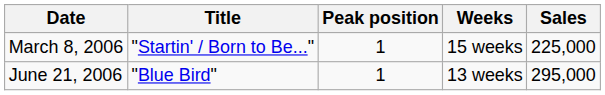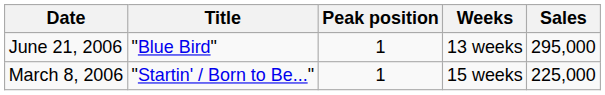rows swapped: (66, 47) <-> (65, 75)
